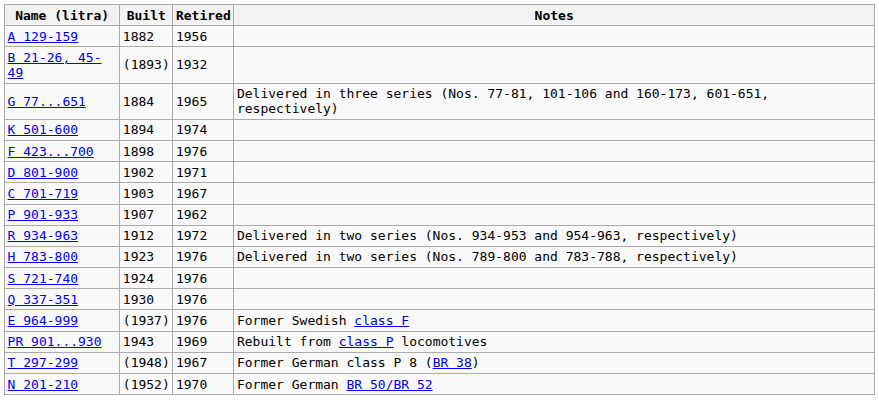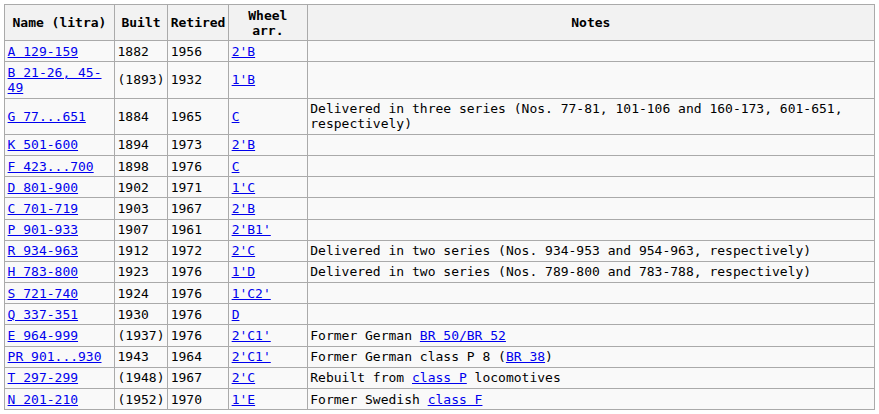+ column: (268, 23)
(192, 130) 1974 -> (186, 145) 1973
(192, 215) 1962 -> (186, 230) 1961
(323, 321) Former Swedish class F -> (408, 336) Former German BR 50/BR 52
(192, 342) 1969 -> (186, 357) 1964
(362, 342) Rebuilt from class P locomotives -> (432, 357) Former German class P 8 (BR 38)
(358, 363) Former German class P 8 (BR 38) -> (435, 378) Rebuilt from class P locomotives
(335, 384) Former German BR 50/BR 52 -> (396, 399) Former Swedish class F
